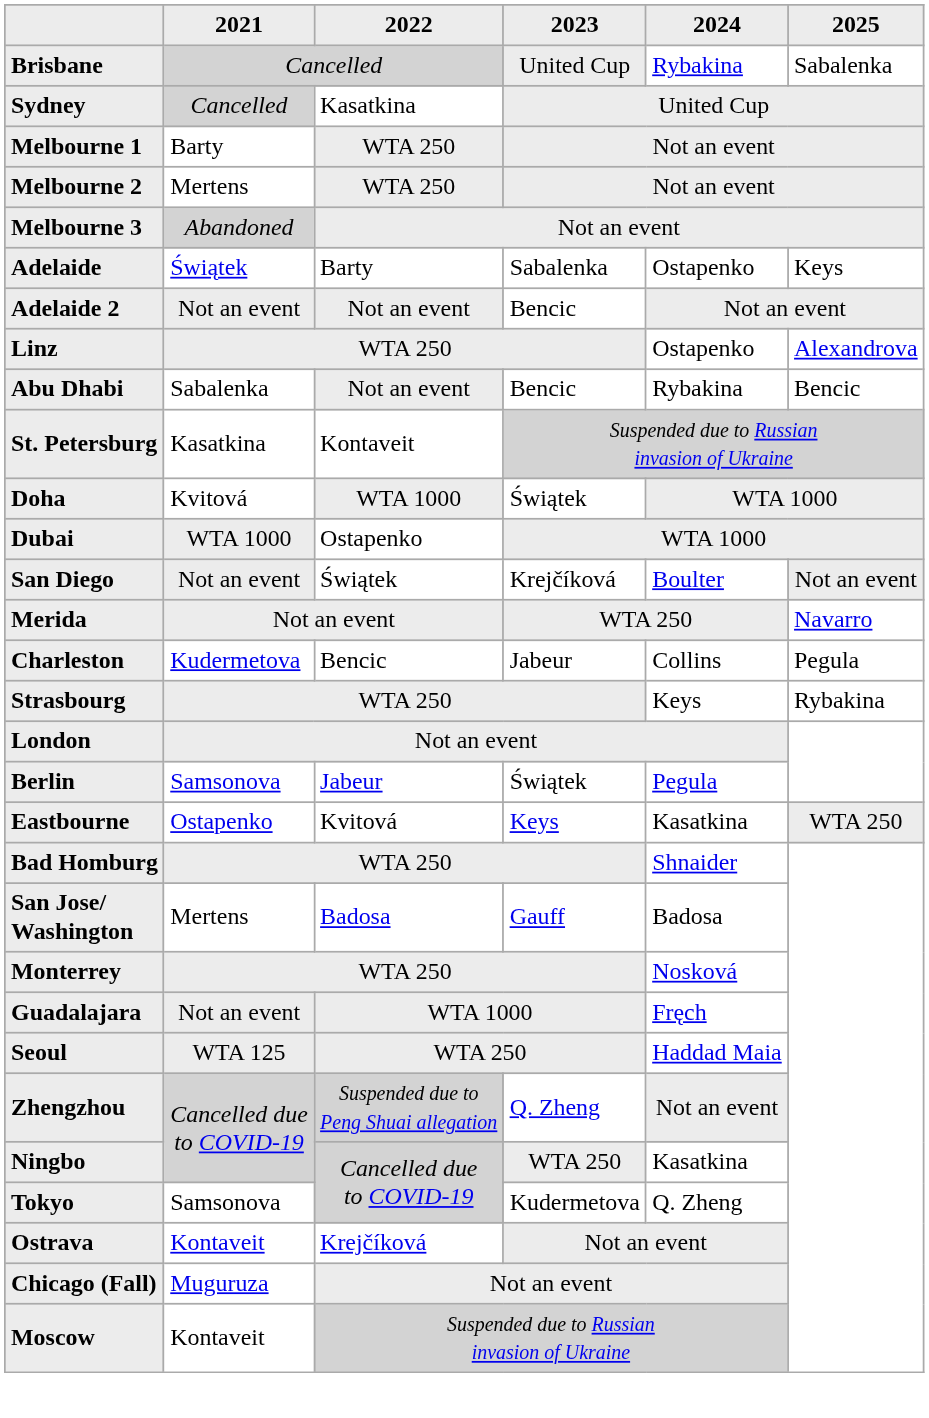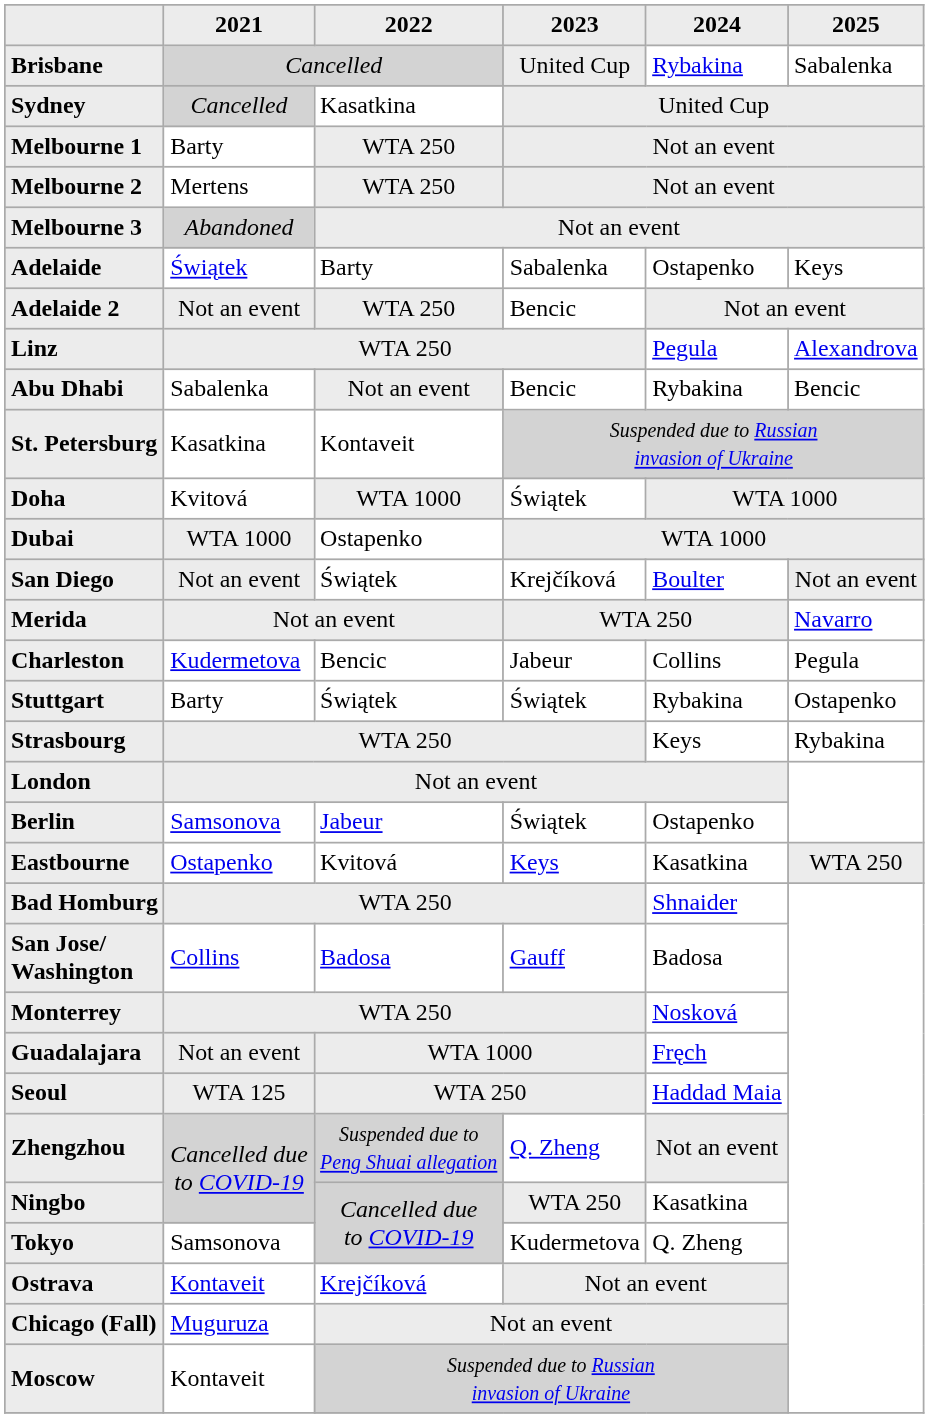(409, 308) Not an event -> (409, 308) WTA 250
(703, 348) Ostapenko -> (685, 348) Pegula
+ row: (58, 700)
(685, 781) Pegula -> (703, 822) Ostapenko
(209, 917) Mertens -> (205, 957) Collins
